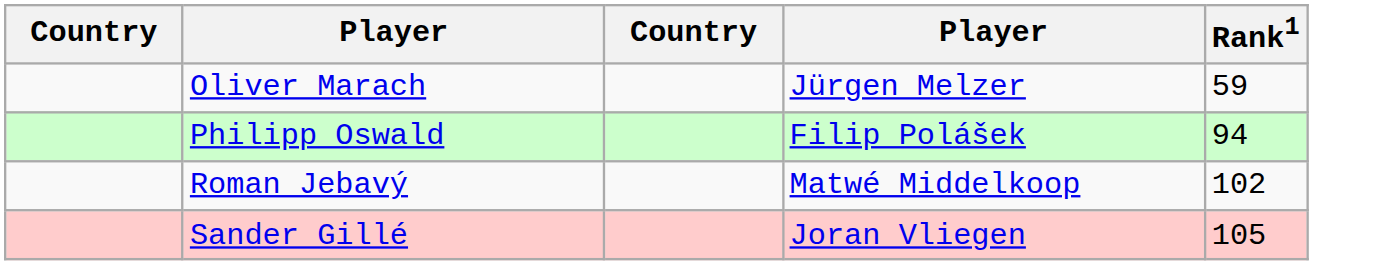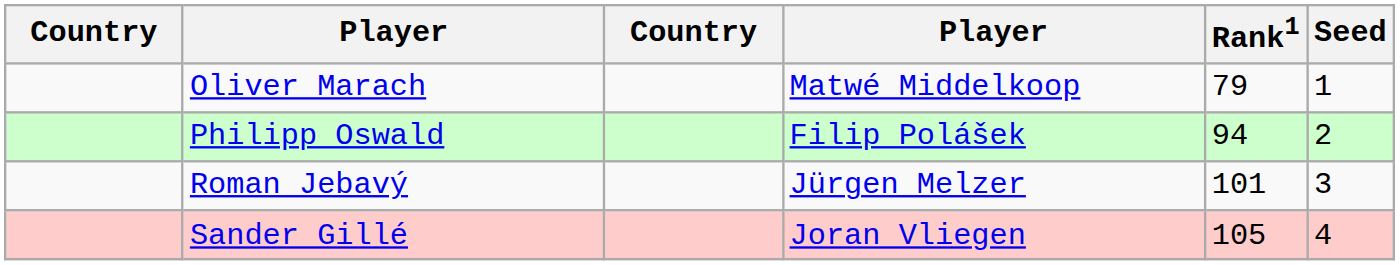+ column: (1350, 34)
(908, 87) Jürgen Melzer -> (935, 87) Matwé Middelkoop
(1230, 87) 59 -> (1230, 87) 79
(935, 186) Matwé Middelkoop -> (908, 186) Jürgen Melzer
(1239, 186) 102 -> (1239, 186) 101
